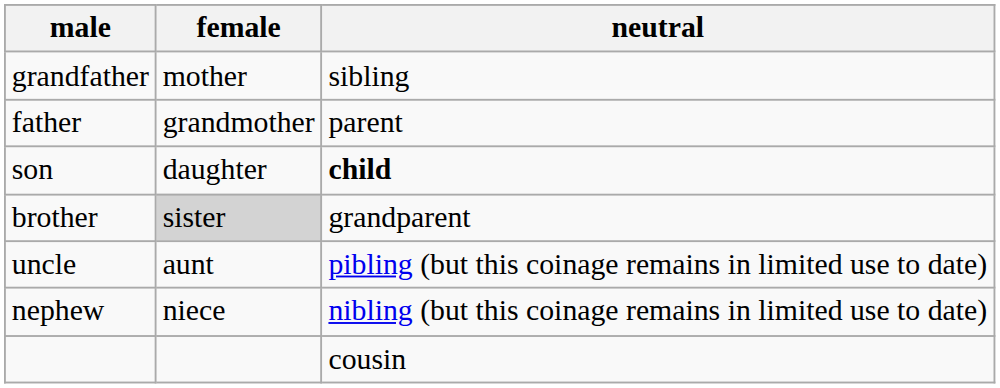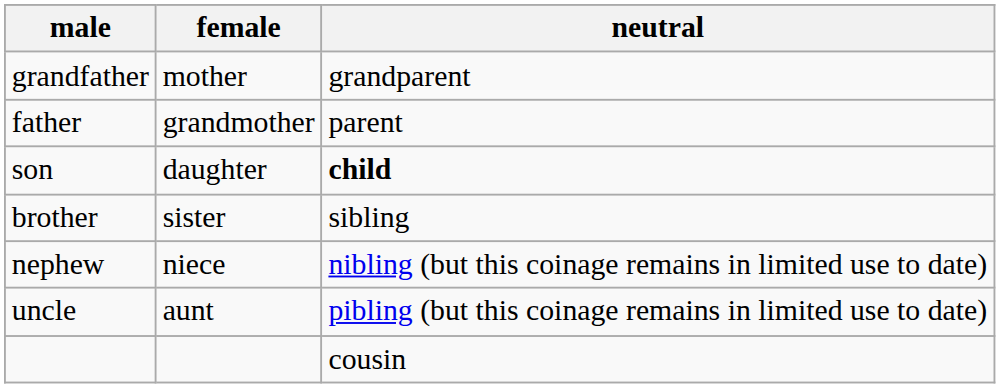(369, 75) sibling -> (399, 75) grandparent
(194, 216) lightgrey background -> (194, 216) no background
(399, 216) grandparent -> (369, 216) sibling
rows swapped: (44, 264) <-> (58, 311)
